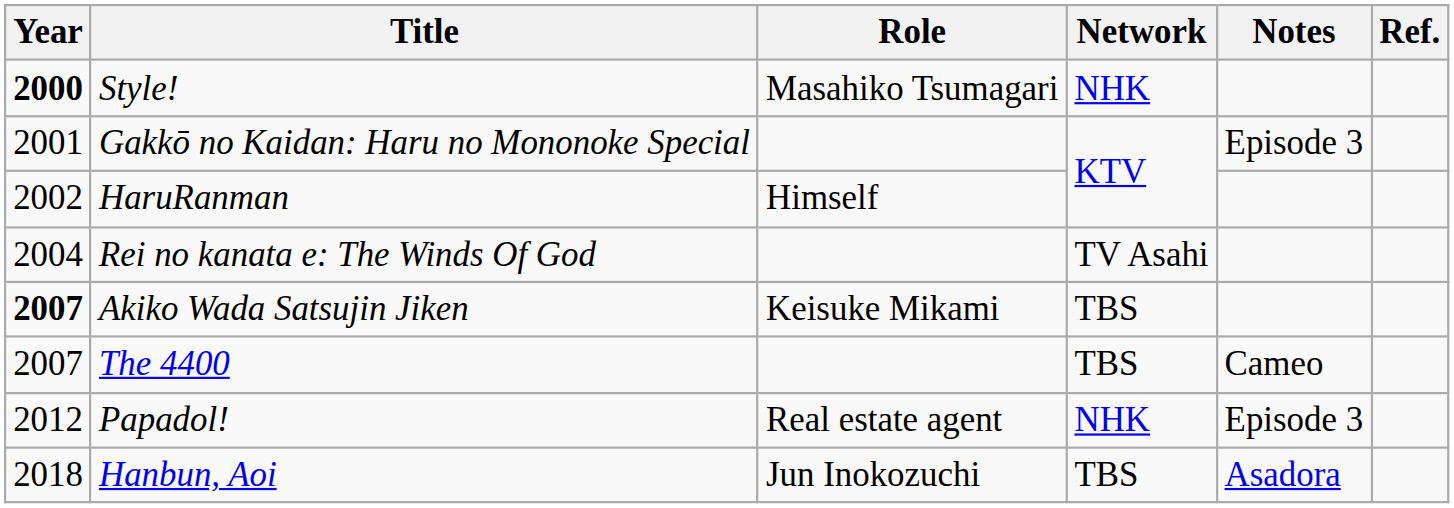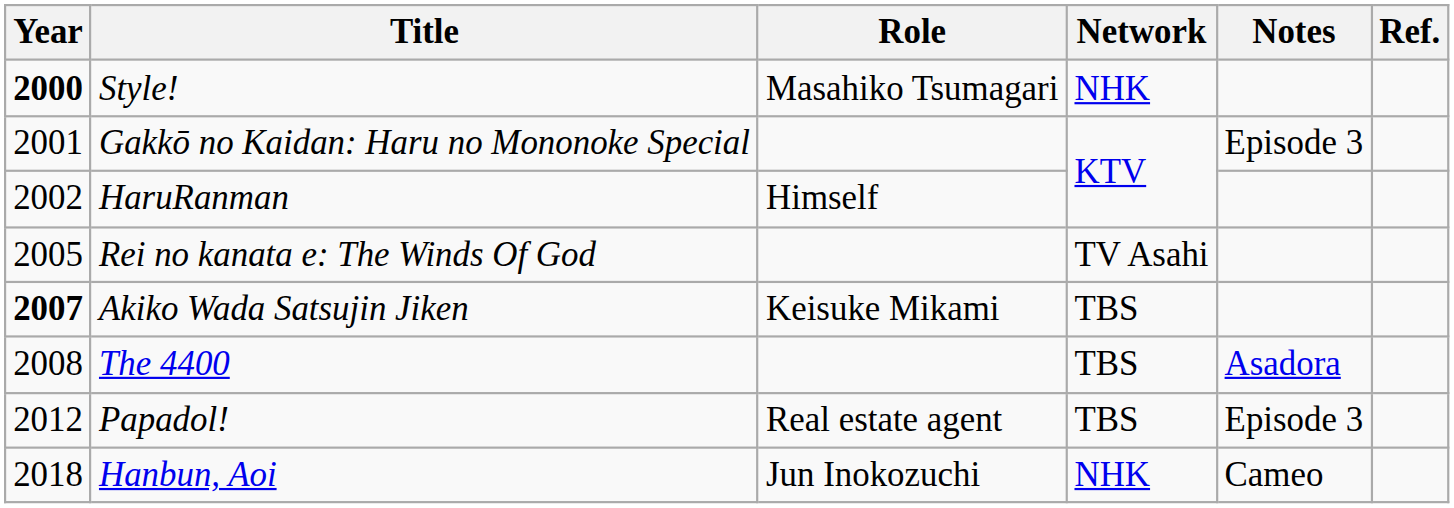(48, 253) 2004 -> (48, 253) 2005
(48, 364) 2007 -> (48, 364) 2008
(1274, 364) Cameo -> (1283, 364) Asadora
(1112, 419) NHK -> (1106, 419) TBS
(1106, 474) TBS -> (1112, 474) NHK
(1283, 474) Asadora -> (1274, 474) Cameo
